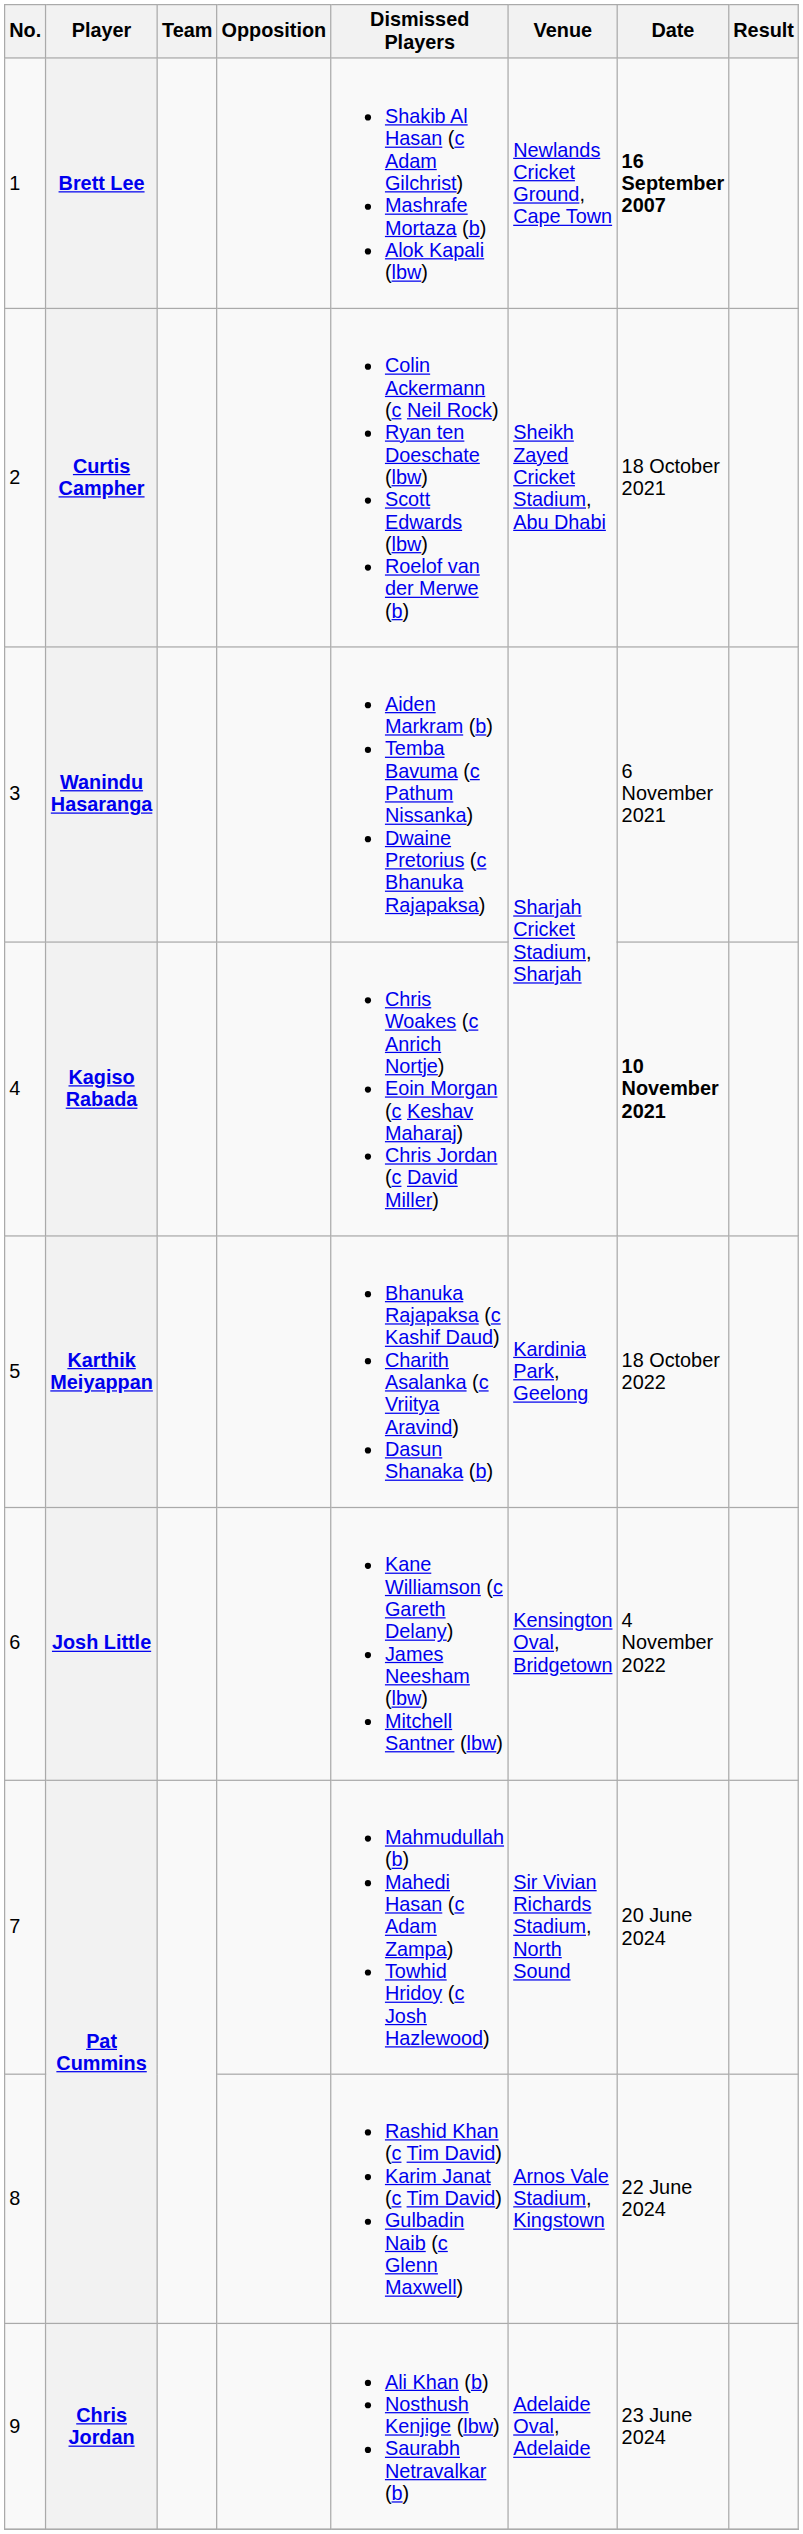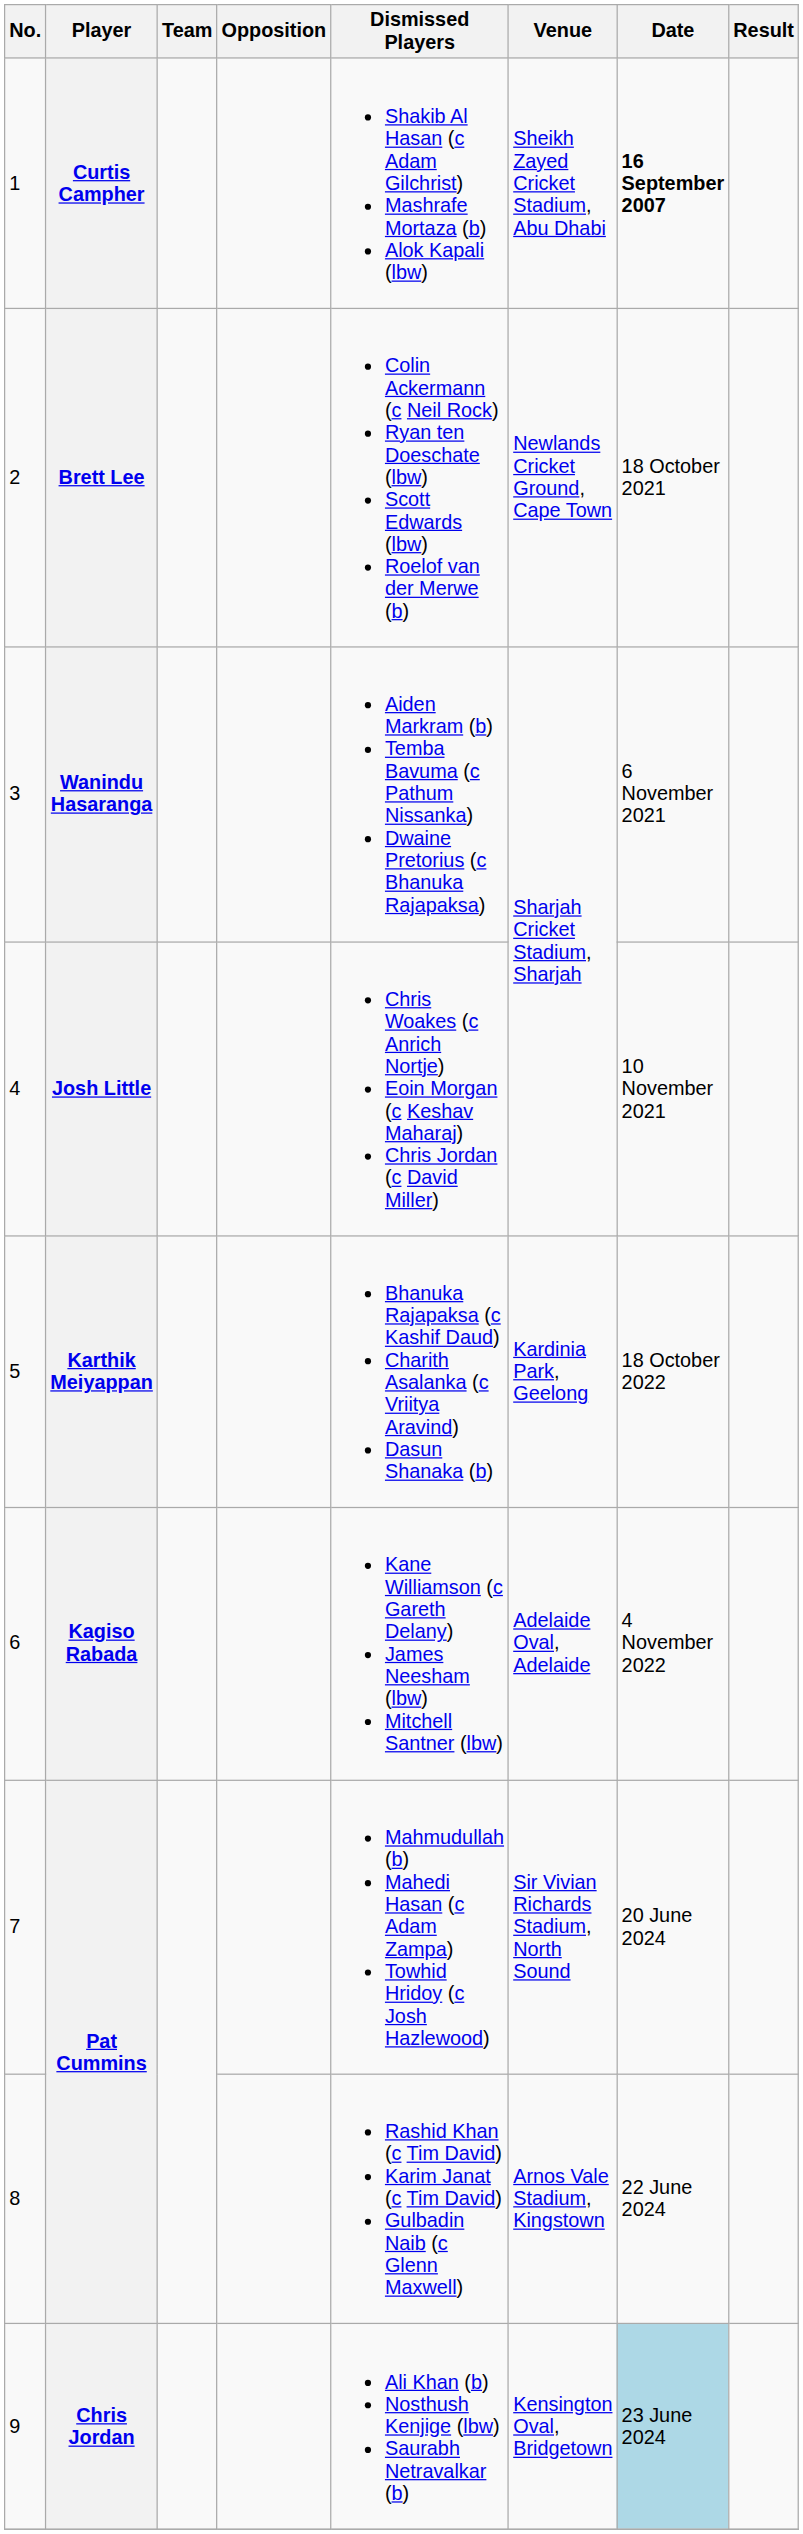(102, 183) Brett Lee -> (102, 183) Curtis Campher
(563, 183) Newlands Cricket Ground, Cape Town -> (560, 183) Sheikh Zayed Cricket Stadium, Abu Dhabi
(102, 477) Curtis Campher -> (102, 477) Brett Lee
(560, 477) Sheikh Zayed Cricket Stadium, Abu Dhabi -> (563, 477) Newlands Cricket Ground, Cape Town
(102, 1088) Kagiso Rabada -> (102, 1088) Josh Little
(670, 1088) bold -> (667, 1088) normal
(102, 1643) Josh Little -> (102, 1643) Kagiso Rabada
(563, 1643) Kensington Oval, Bridgetown -> (552, 1643) Adelaide Oval, Adelaide
(552, 2426) Adelaide Oval, Adelaide -> (563, 2426) Kensington Oval, Bridgetown
(657, 2426) no background -> (657, 2426) lightblue background
